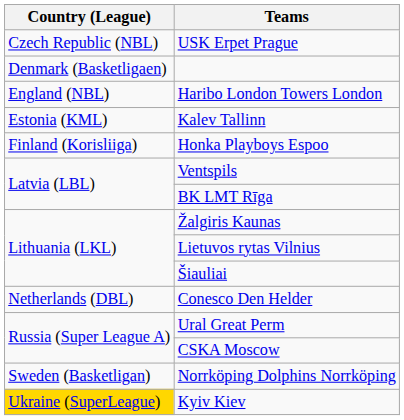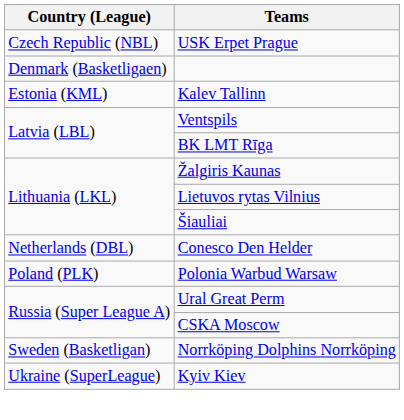- row: (280, 94)
- row: (253, 145)
+ row: (257, 273)
(84, 401) gold background -> (84, 376) no background
